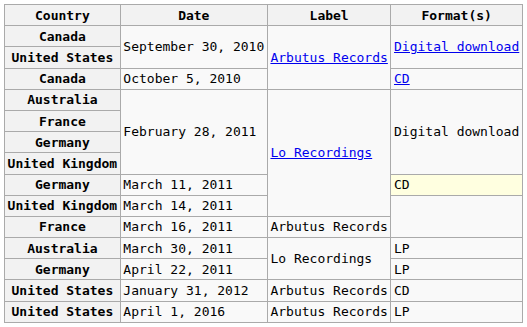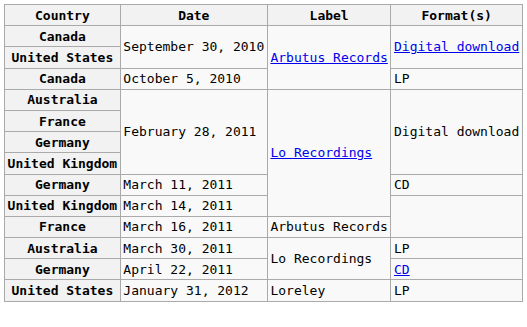(402, 79) CD -> (402, 79) LP
(402, 185) lightyellow background -> (402, 185) no background
(402, 269) LP -> (402, 269) CD
(329, 291) Arbutus Records -> (298, 291) Loreley
(402, 291) CD -> (402, 291) LP
- row: (62, 312)
